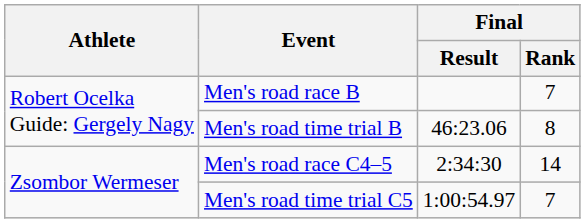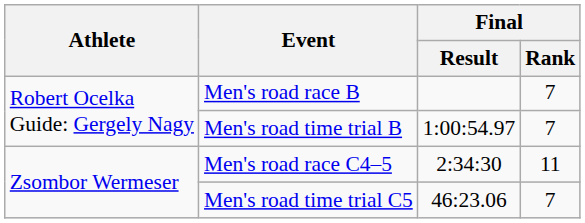(469, 128) 46:23.06 -> (469, 128) 1:00:54.97
(550, 128) 8 -> (550, 128) 7
(550, 164) 14 -> (550, 164) 11
(469, 199) 1:00:54.97 -> (469, 199) 46:23.06
